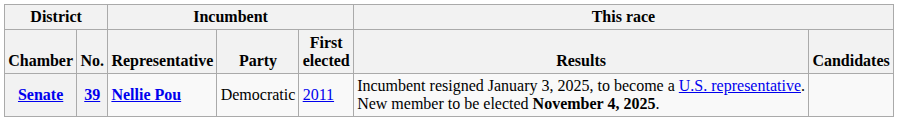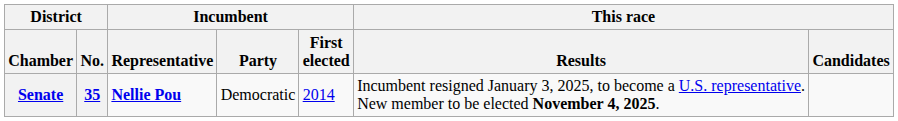(92, 94) 39 -> (92, 94) 35
(318, 94) 2011 -> (319, 94) 2014
